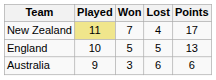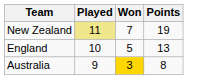- column: (158, 13)
(192, 30) 17 -> (163, 30) 19
(130, 65) no background -> (130, 65) gold background
(192, 65) 6 -> (163, 65) 8
